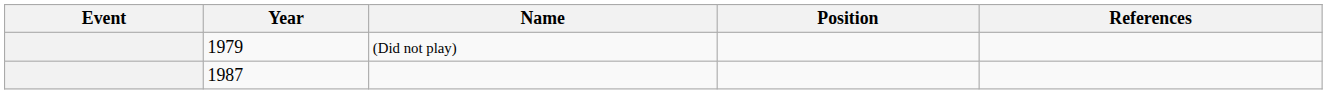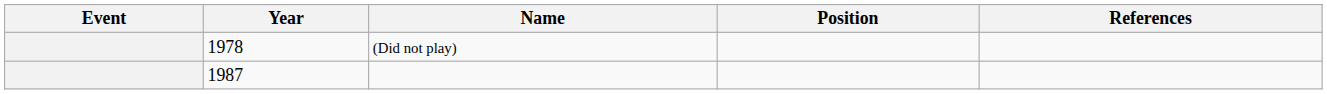(225, 46) 1979 -> (225, 46) 1978
